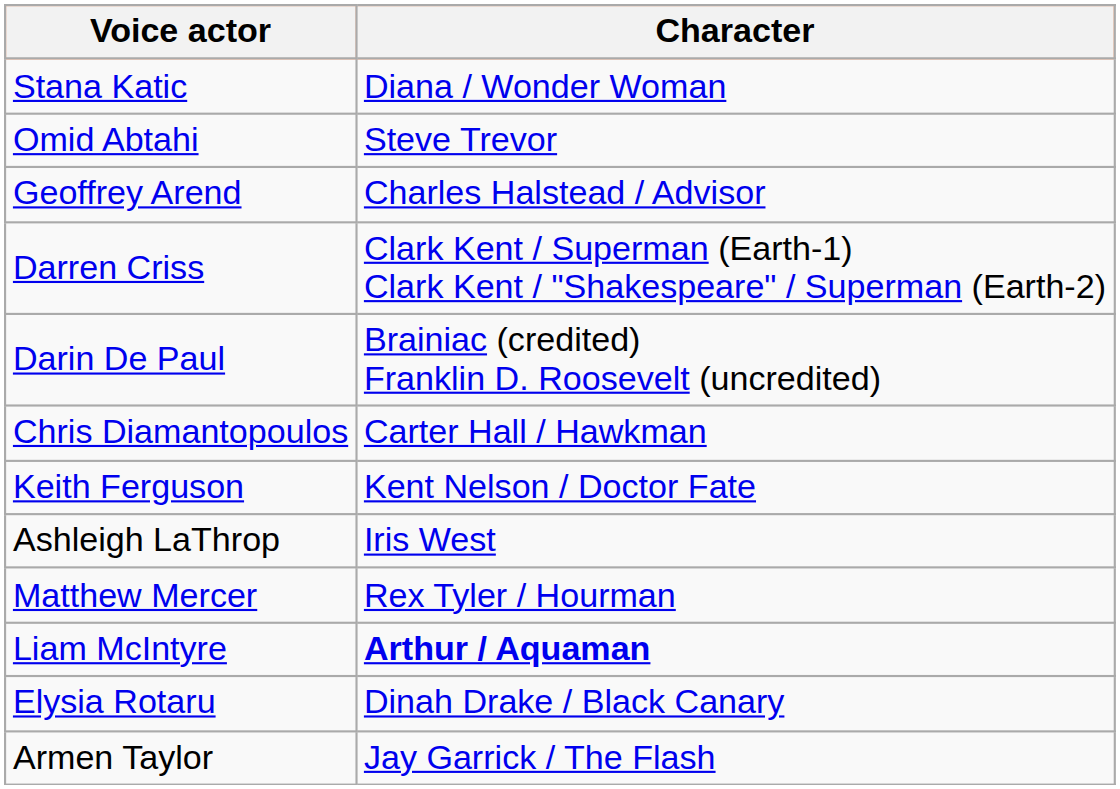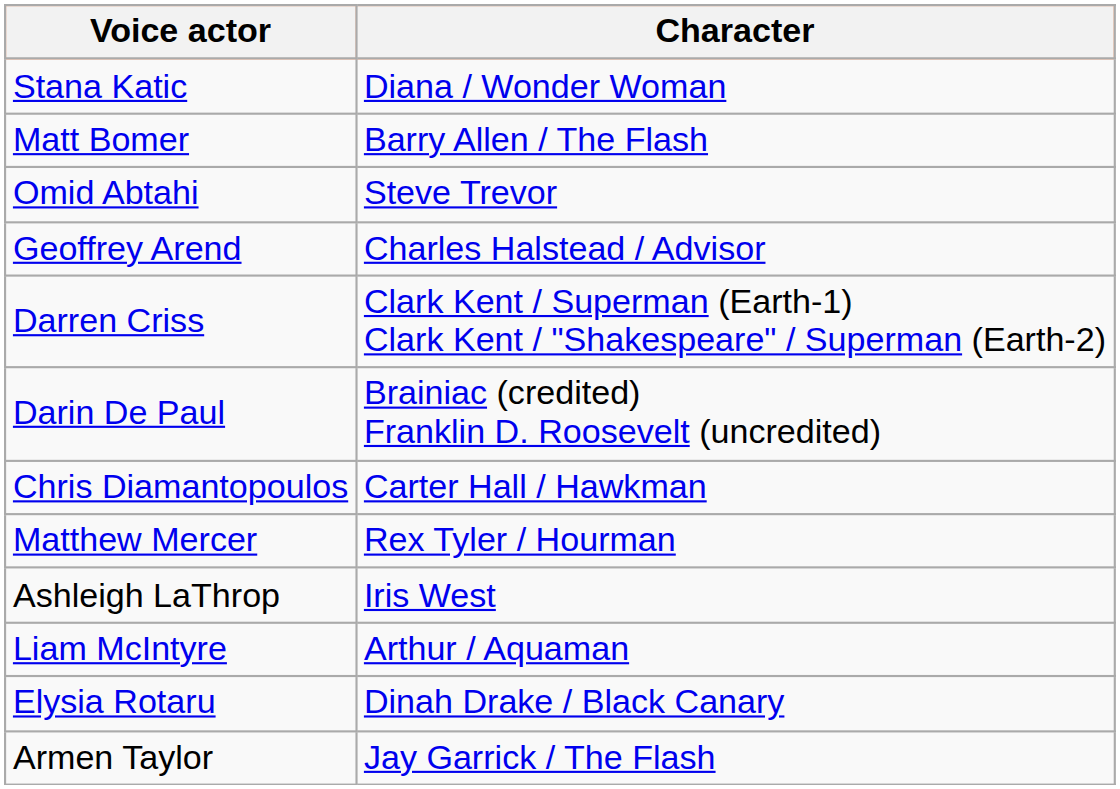+ row: (101, 139)
- row: (128, 486)
rows swapped: (146, 540) <-> (135, 594)
(507, 648) bold -> (497, 648) normal
